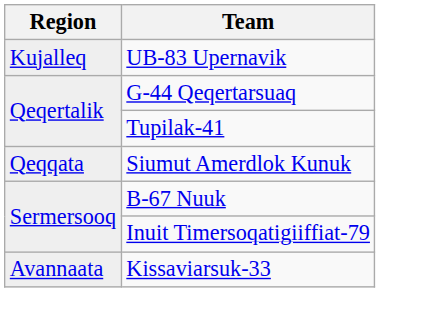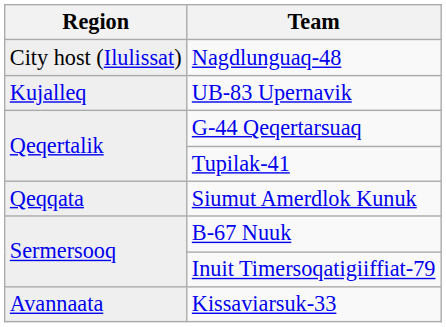+ row: (267, 57)
